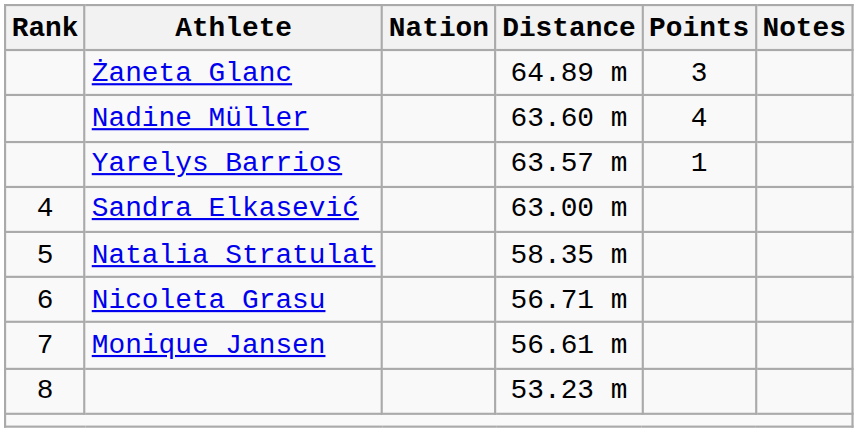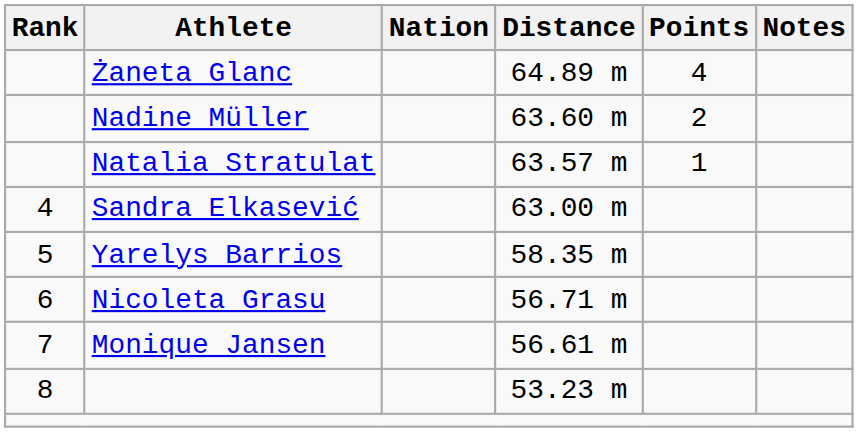(699, 73) 3 -> (699, 73) 4
(699, 118) 4 -> (699, 118) 2
(217, 164) Yarelys Barrios -> (234, 164) Natalia Stratulat
(234, 254) Natalia Stratulat -> (217, 254) Yarelys Barrios
